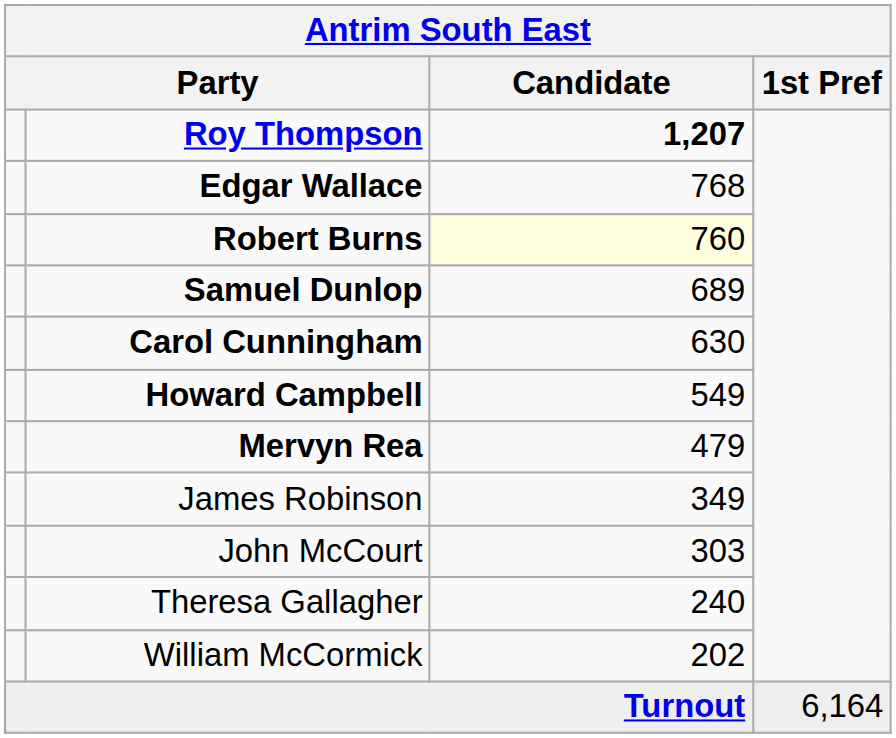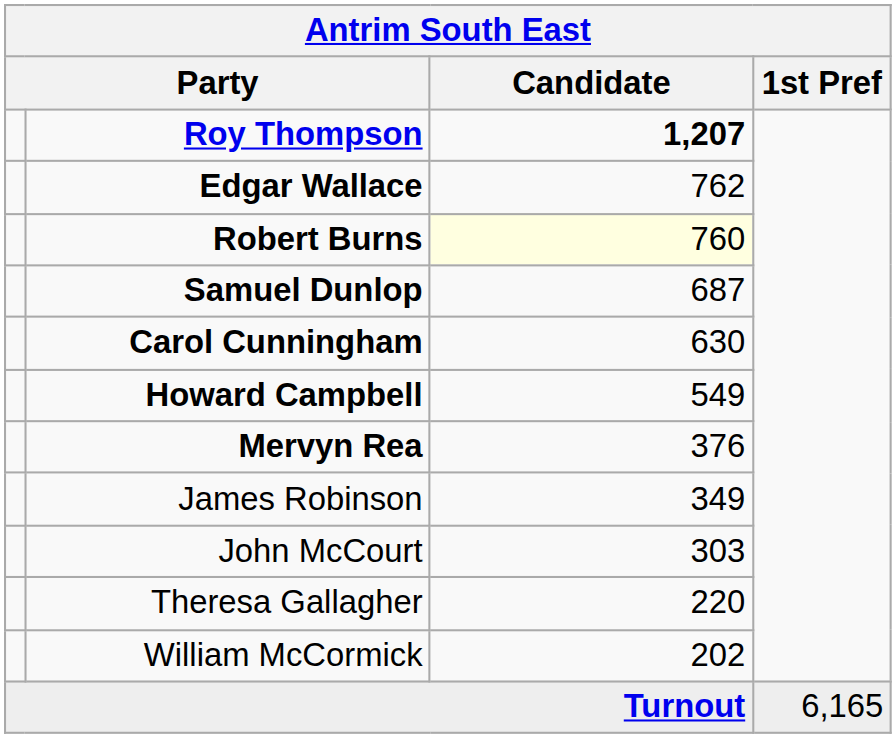(718, 186) 768 -> (718, 186) 762
(718, 290) 689 -> (718, 290) 687
(718, 446) 479 -> (718, 446) 376
(718, 602) 240 -> (718, 602) 220
(842, 706) 6,164 -> (842, 706) 6,165
